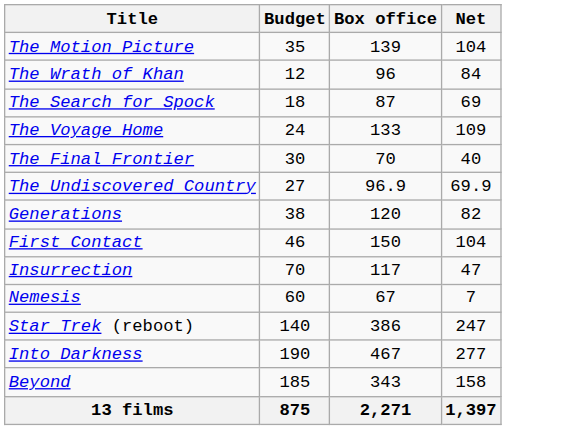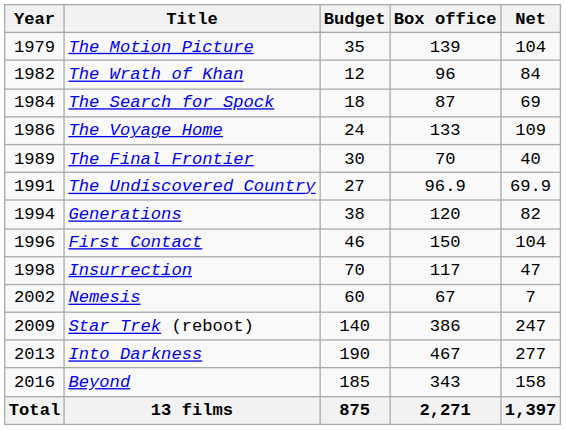+ column: (34, 19)
